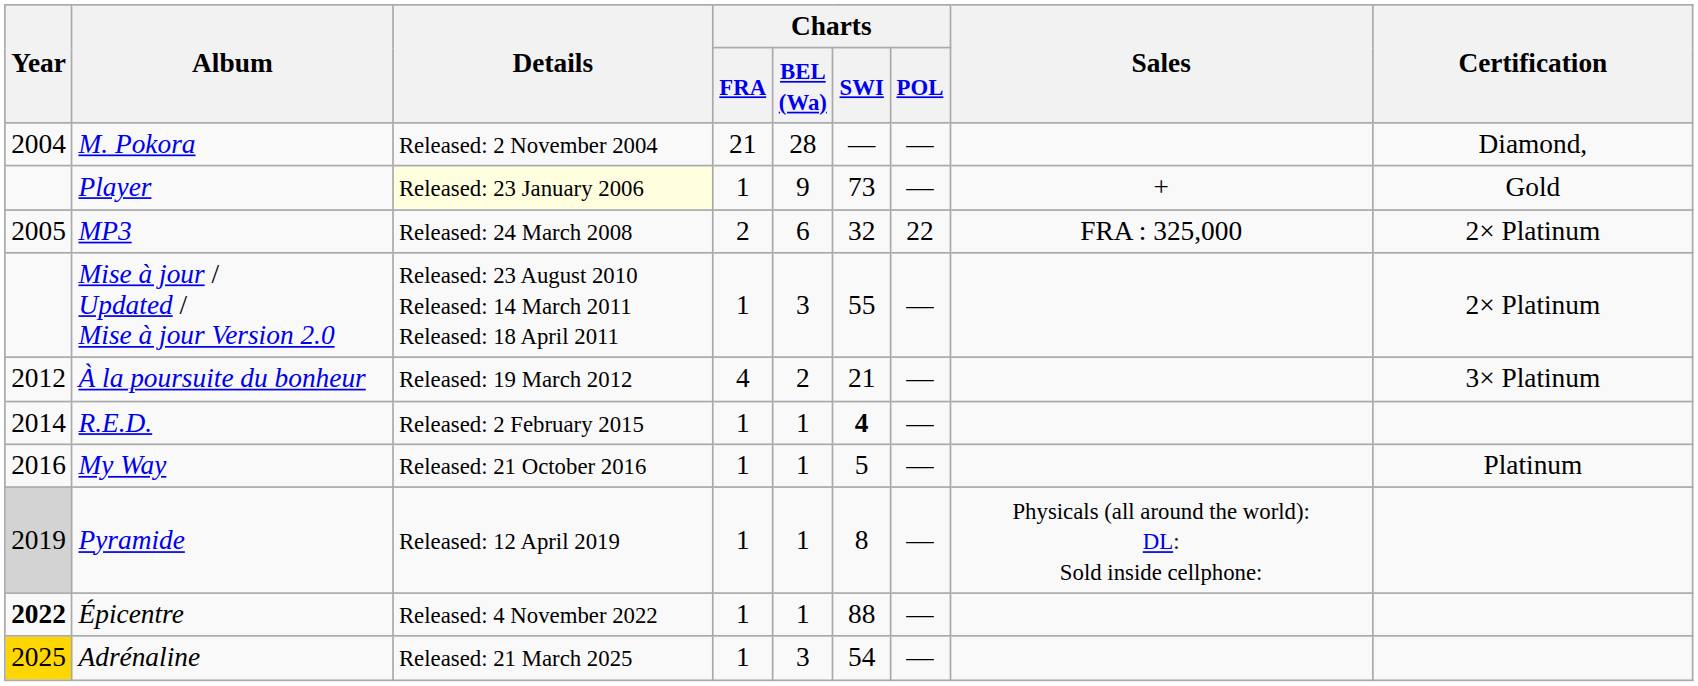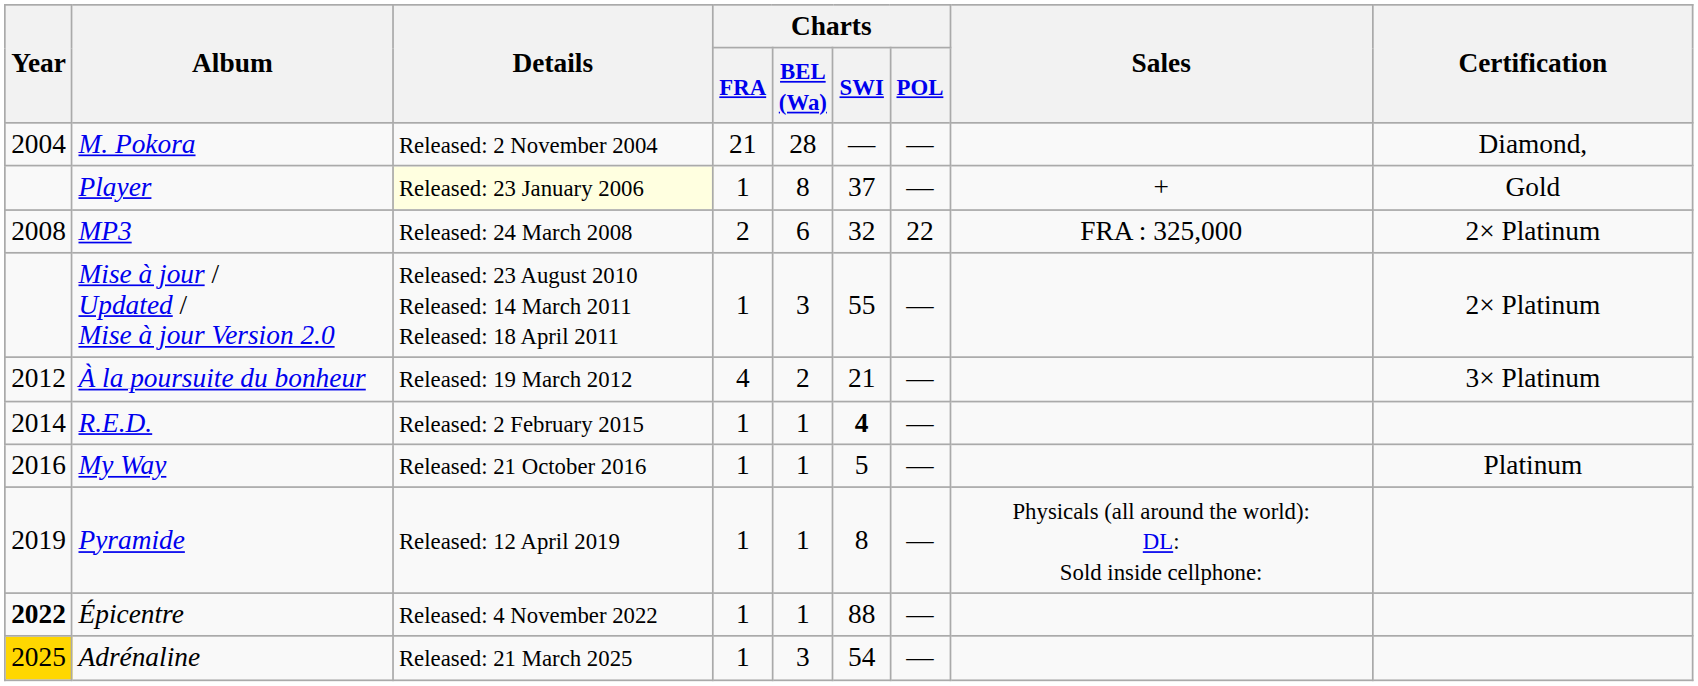(803, 187) 9 -> (803, 187) 8
(862, 187) 73 -> (862, 187) 37
(39, 230) 2005 -> (39, 230) 2008
(39, 539) lightgrey background -> (39, 539) no background
